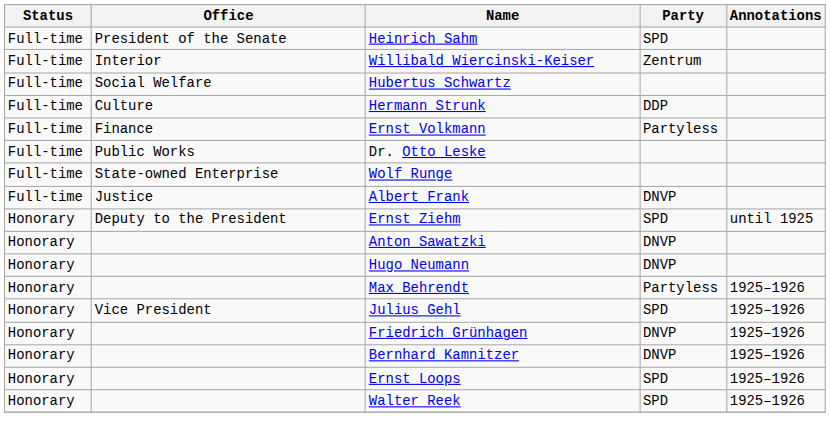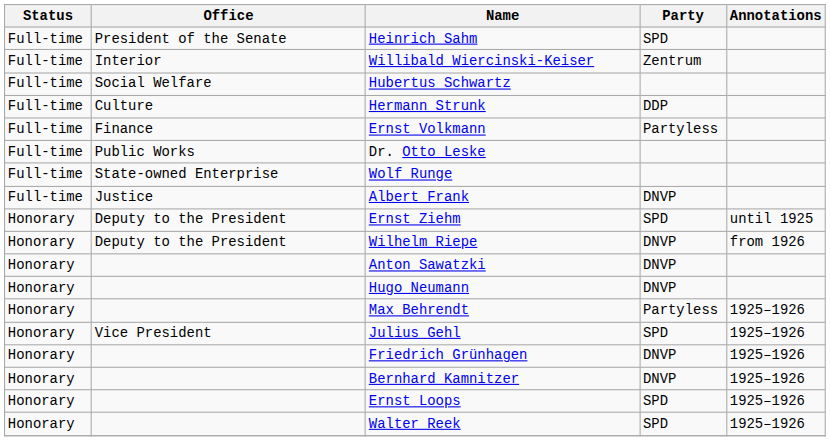+ row: (423, 243)
